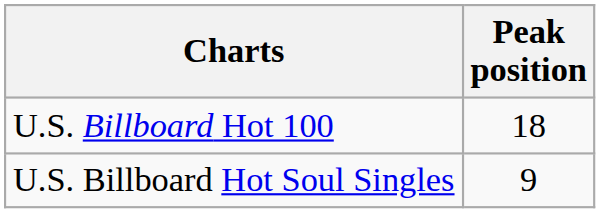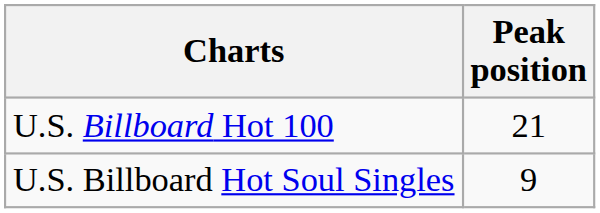(529, 125) 18 -> (529, 125) 21
